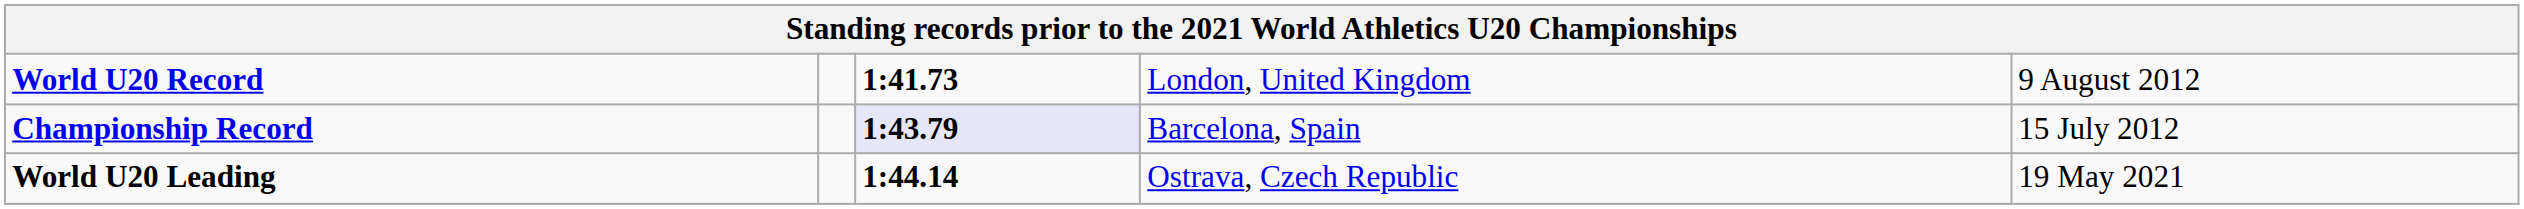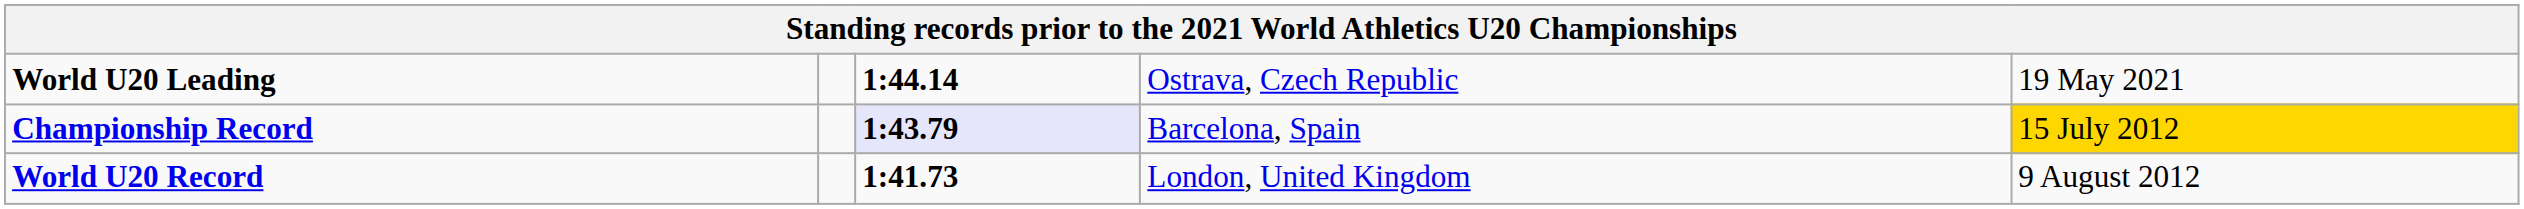rows swapped: (138, 78) <-> (144, 177)
(2099, 128) no background -> (2099, 128) gold background
